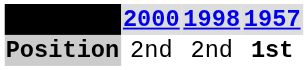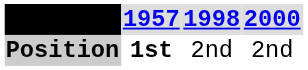columns swapped: (272, 19) <-> (151, 19)
